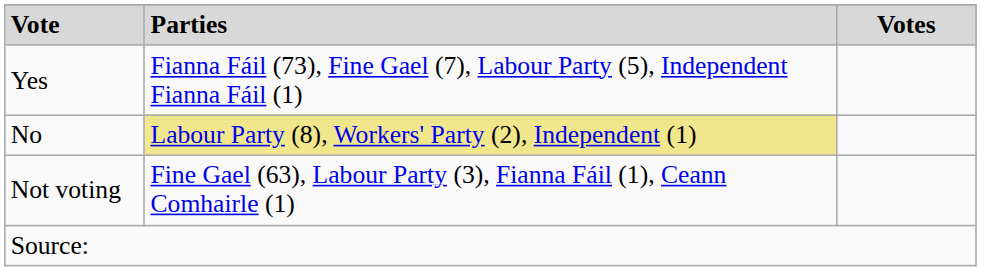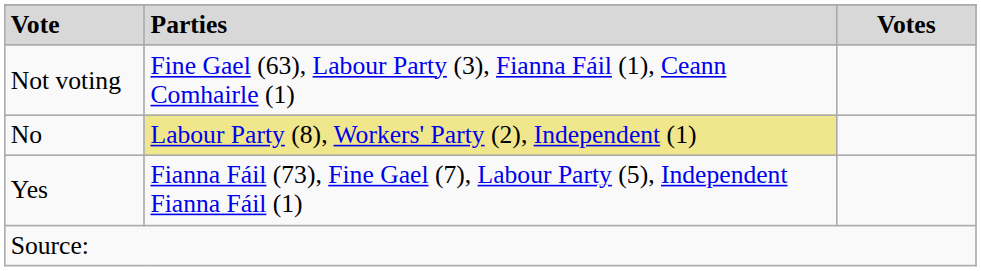rows swapped: (29, 79) <-> (66, 189)
